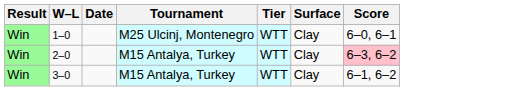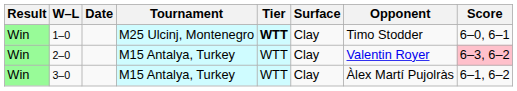+ column: (400, 14)
(274, 34) normal -> (274, 34) bold
